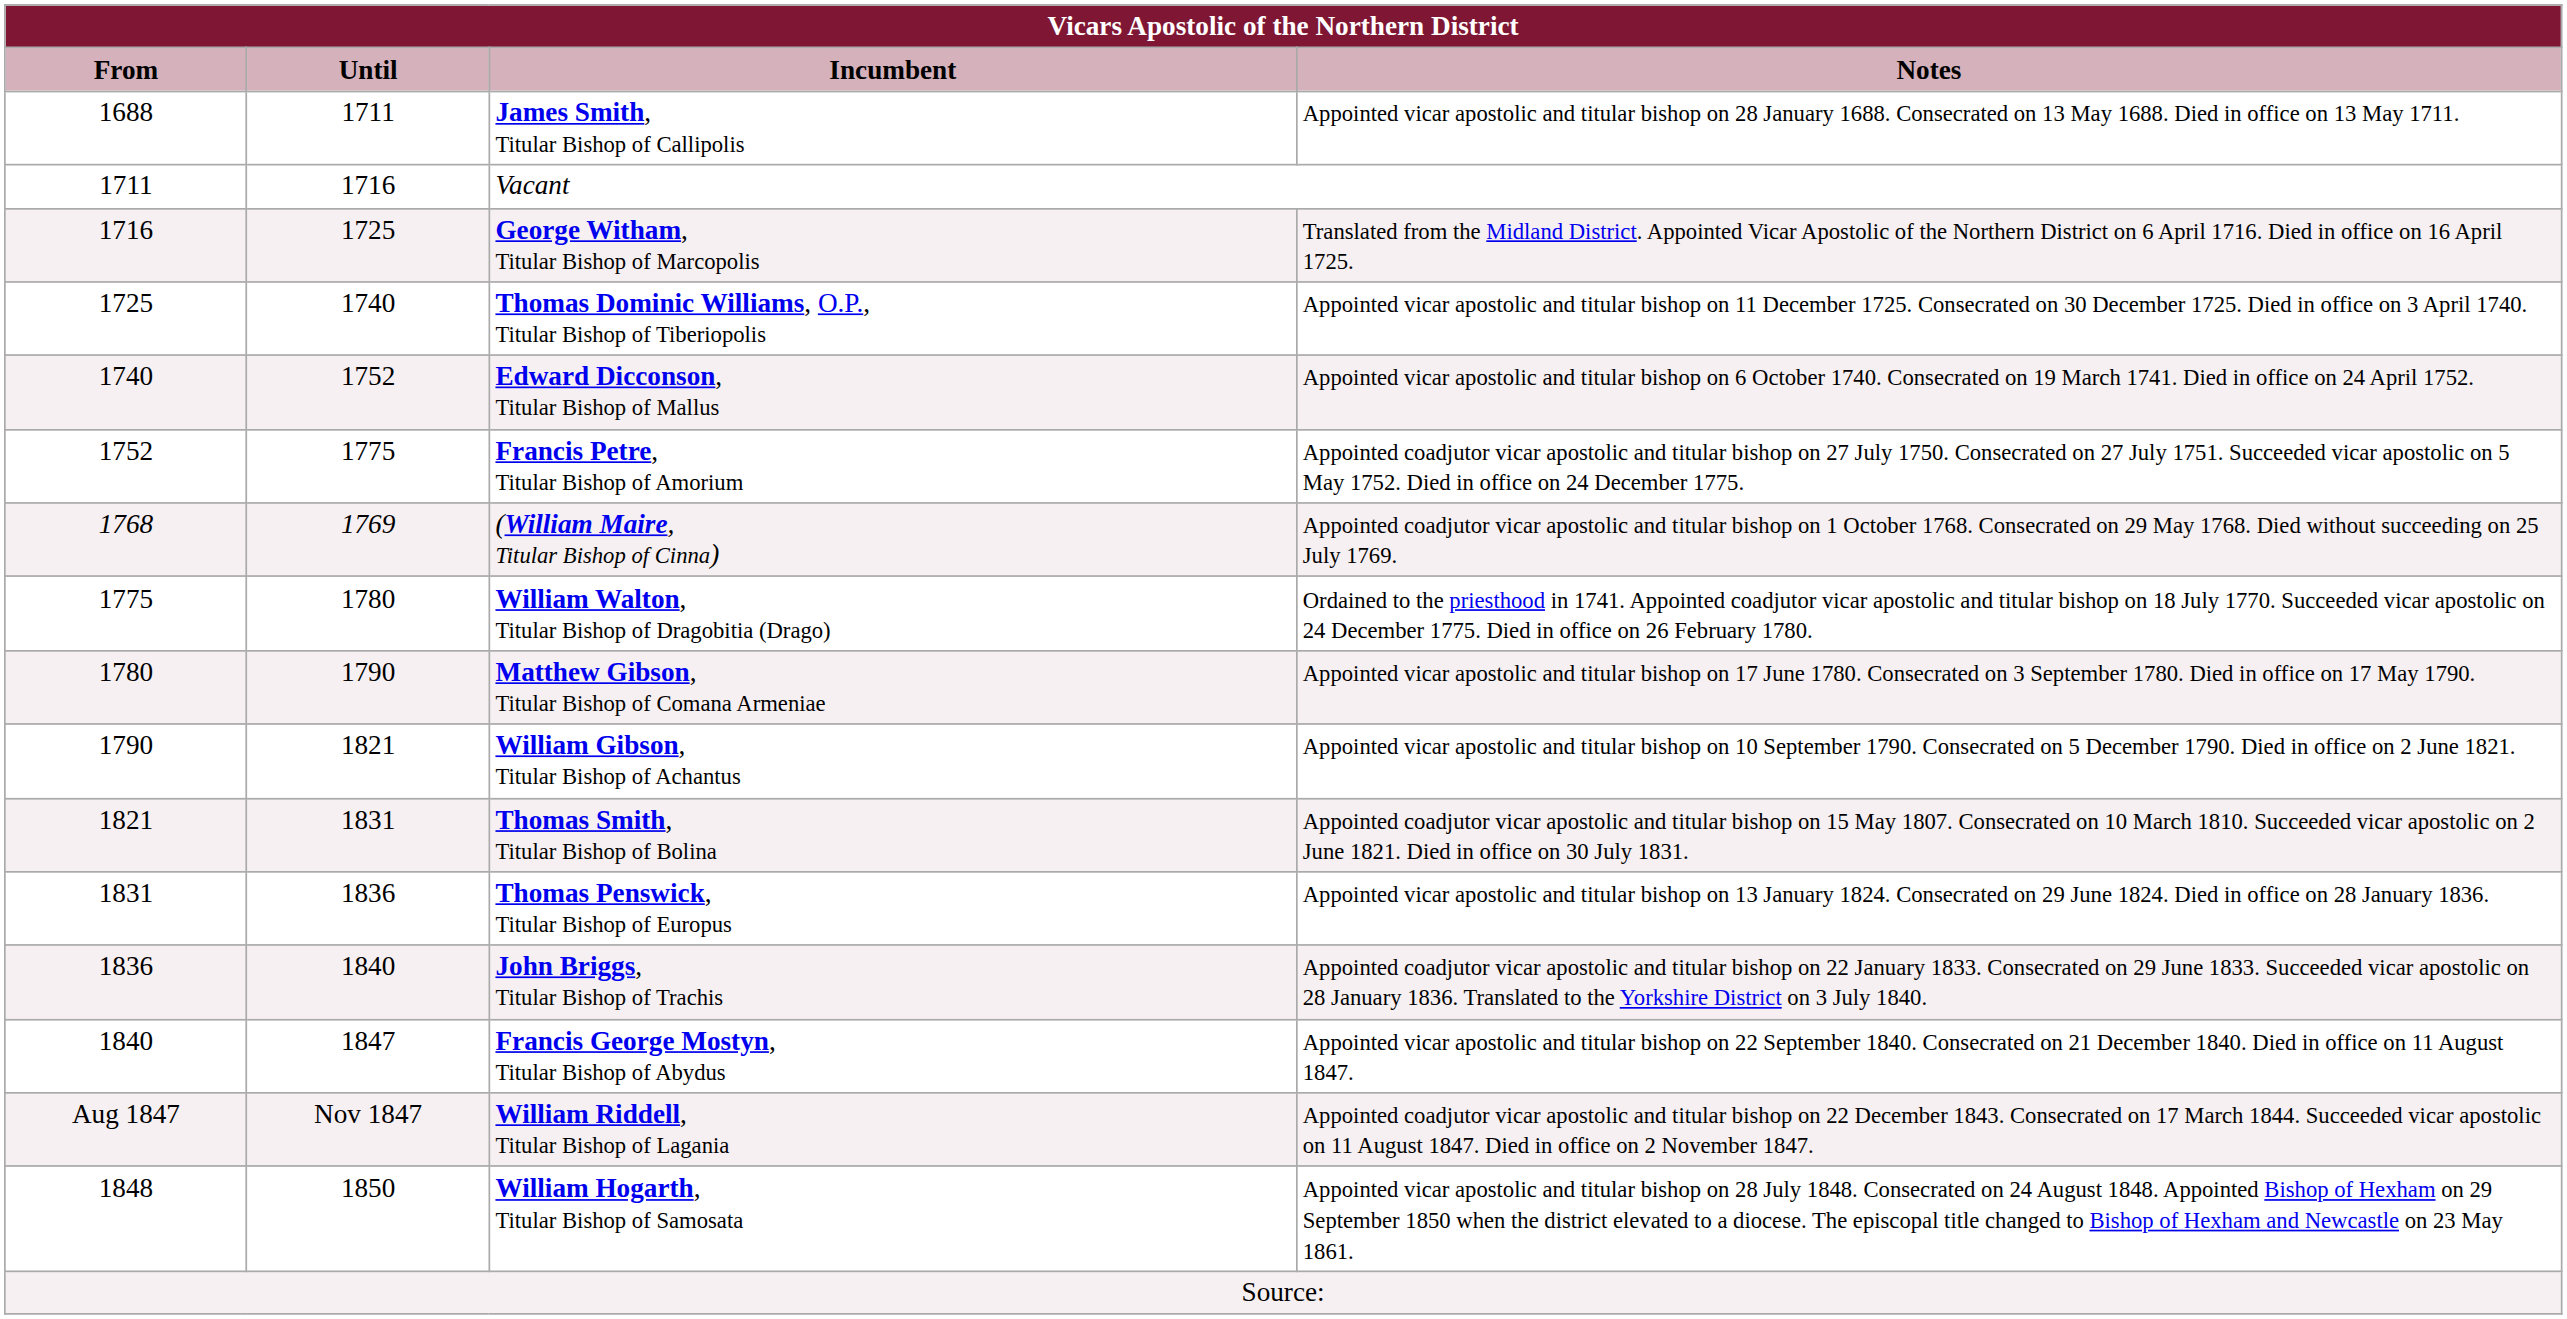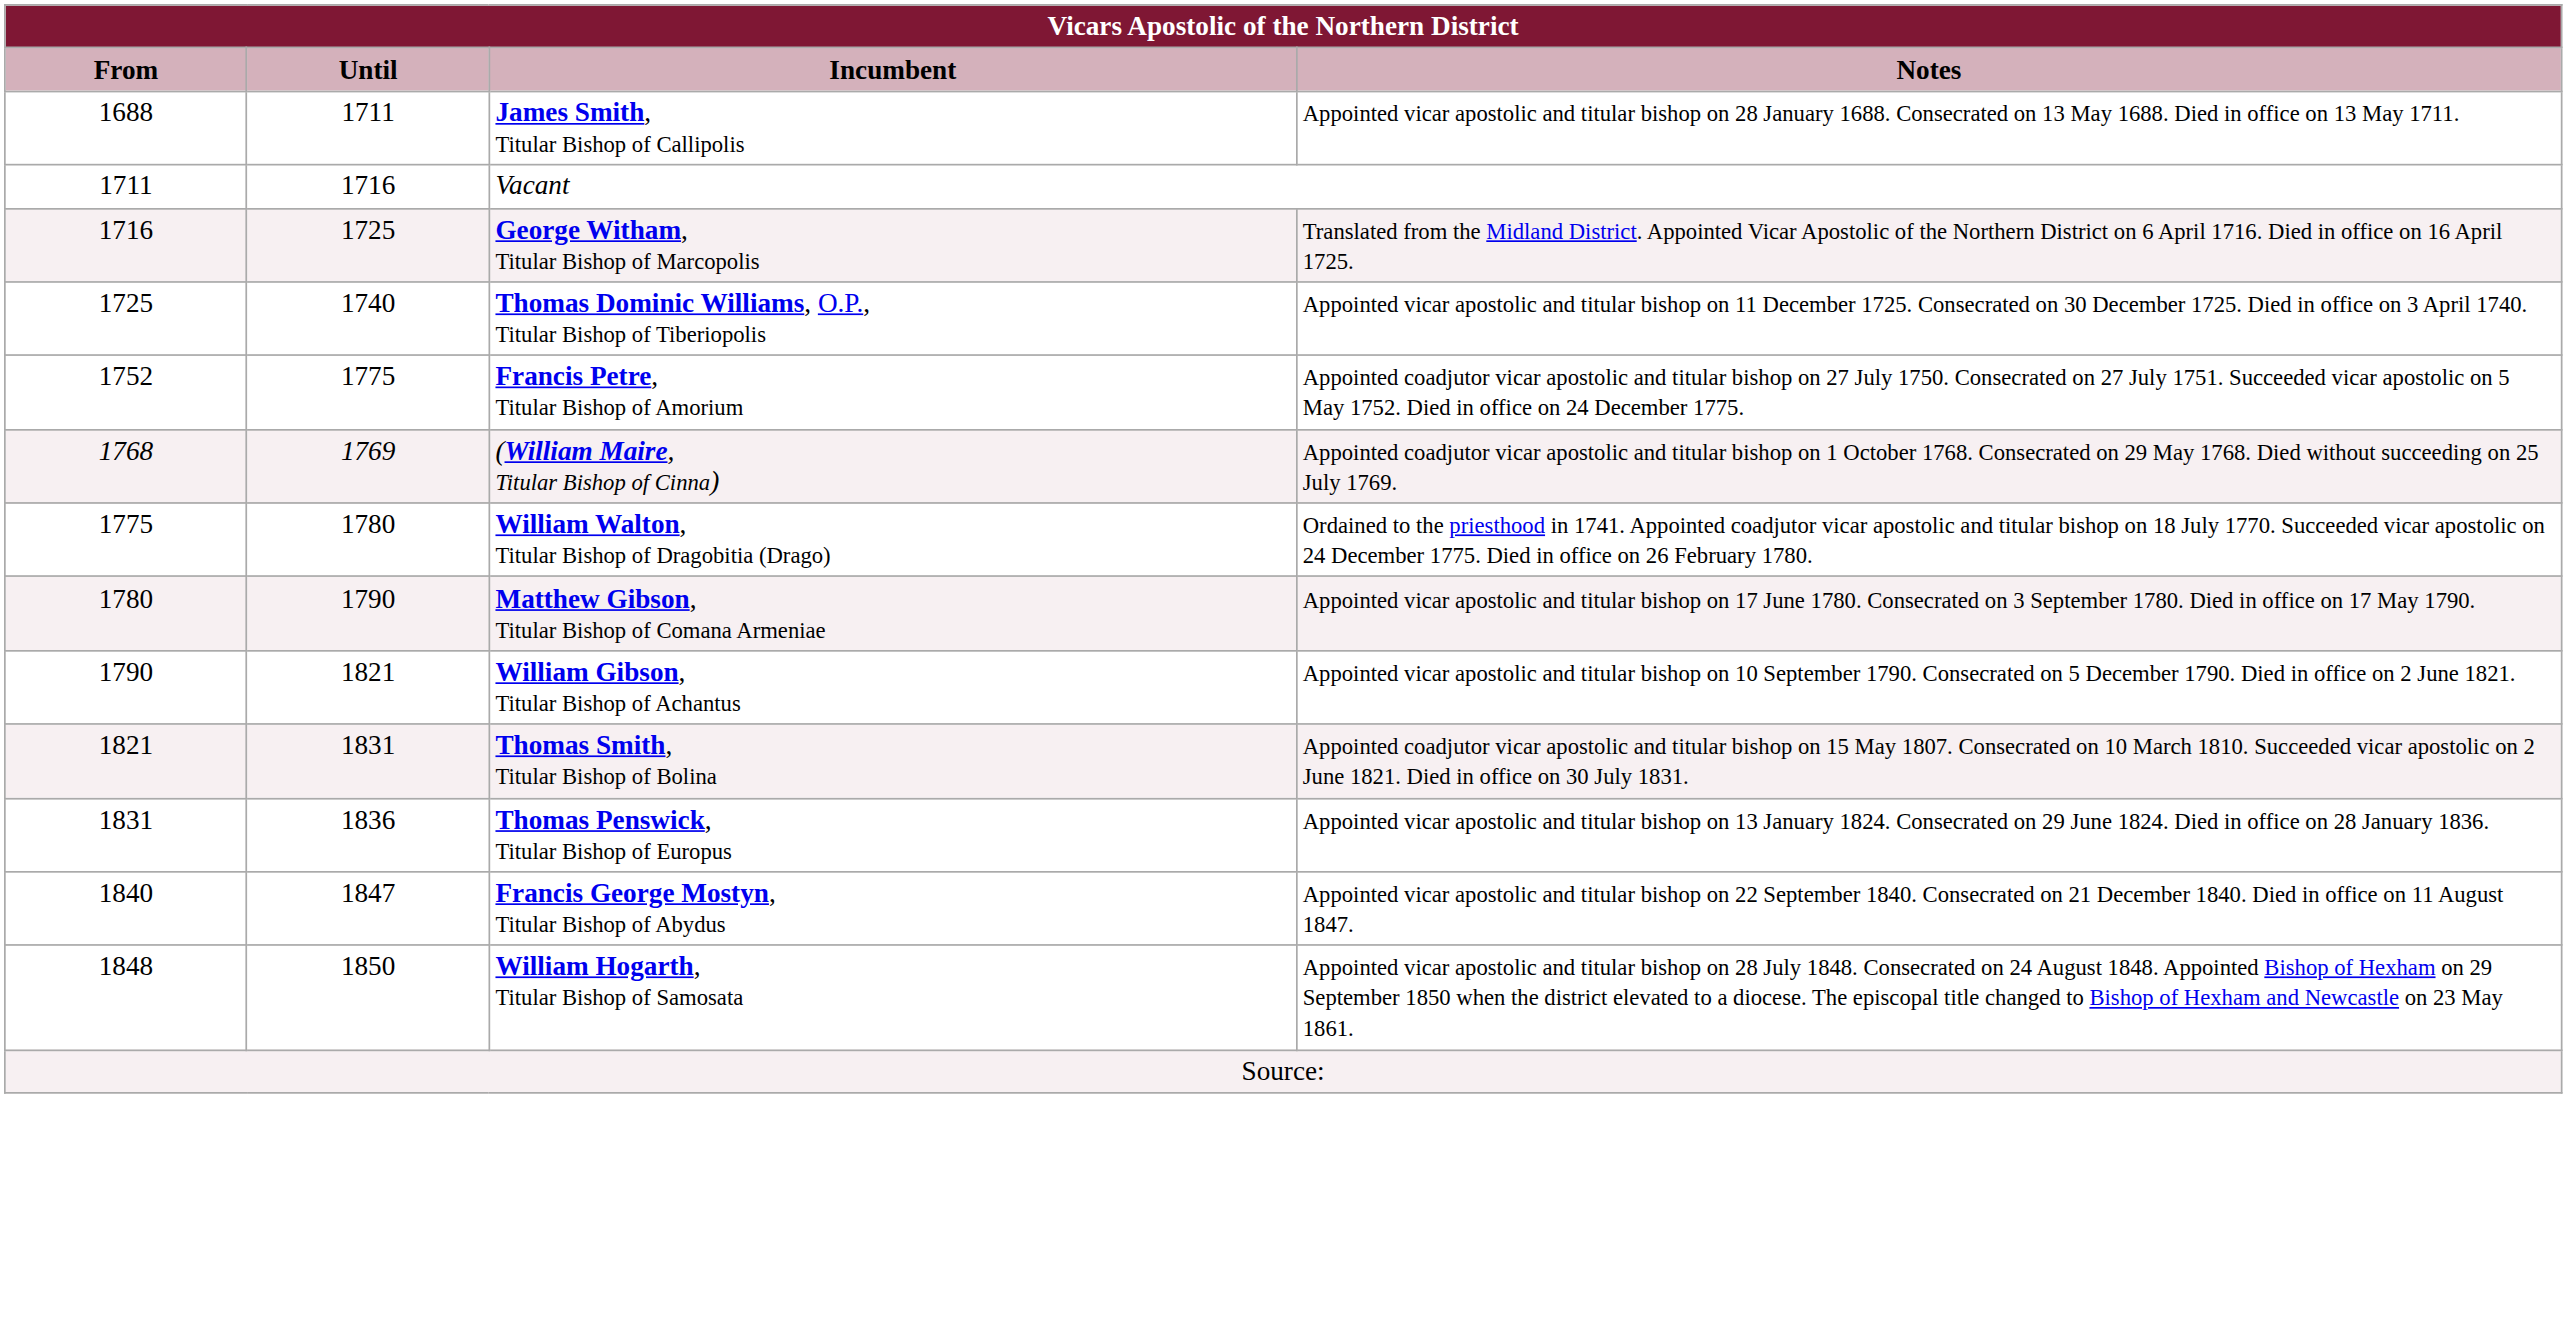- row: (609, 391)
- row: (609, 981)
- row: (612, 1129)
